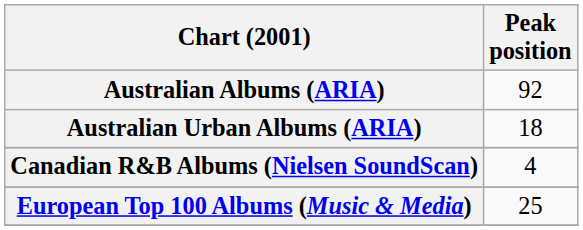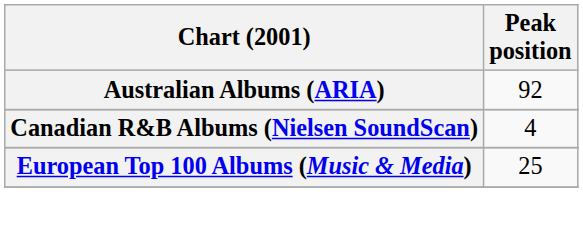- row: (244, 128)
